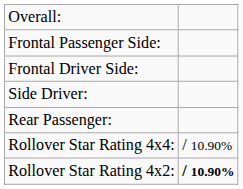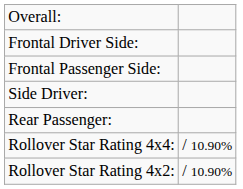rows swapped: (73, 68) <-> (85, 42)
(208, 171) bold -> (207, 171) normal
